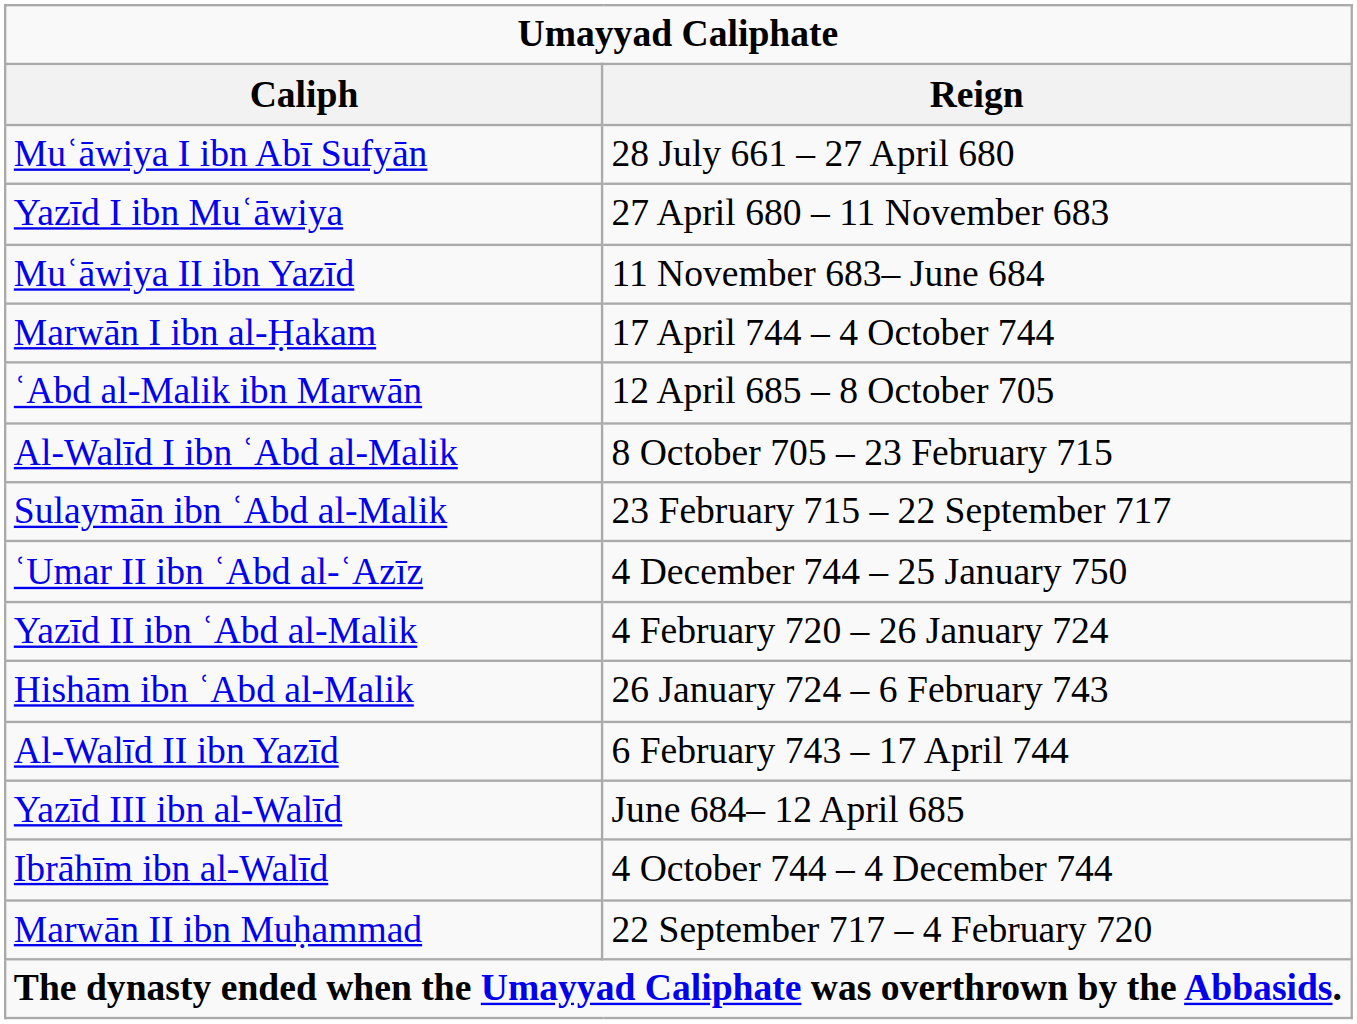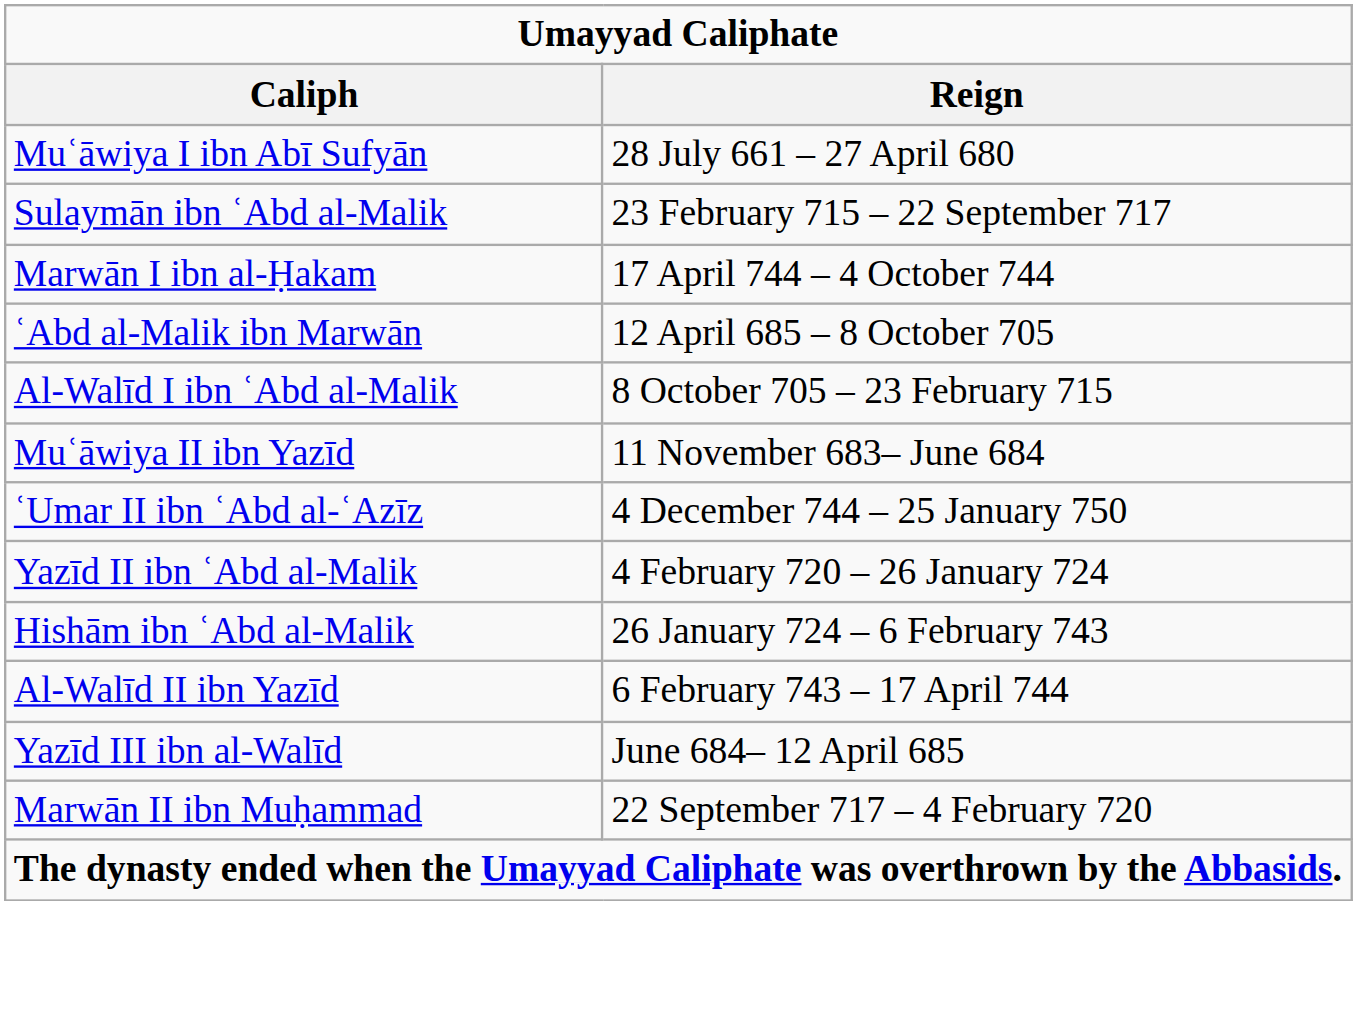- row: (179, 213)
rows swapped: (184, 272) <-> (231, 511)
- row: (171, 869)
